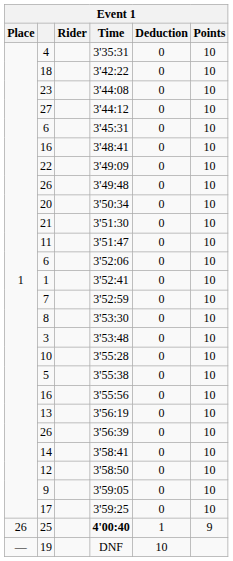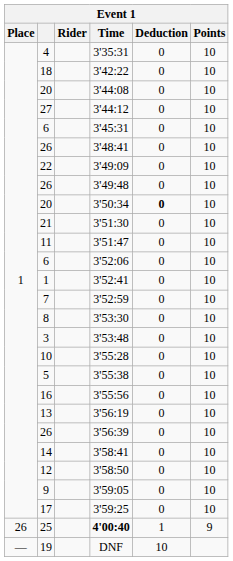(46, 90) 23 -> (46, 90) 20
(46, 147) 16 -> (46, 147) 26
(162, 204) normal -> (162, 204) bold
